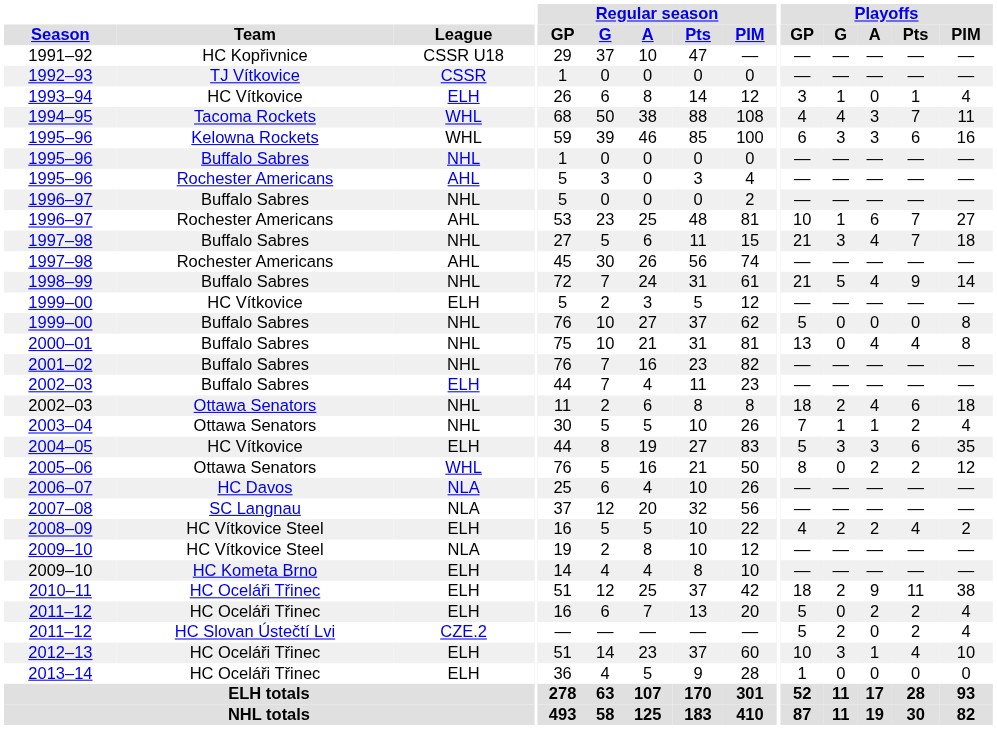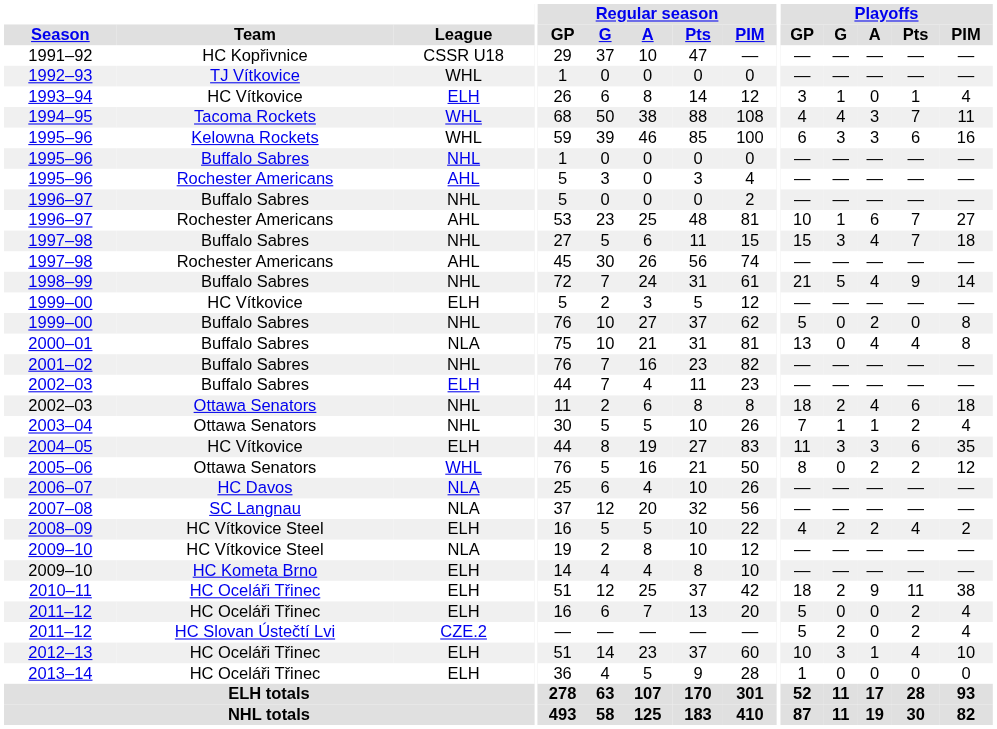(464, 76) CSSR -> (464, 76) WHL
(802, 240) 21 -> (802, 240) 15
(875, 323) 0 -> (875, 323) 2
(464, 343) NHL -> (464, 343) NLA
(802, 446) 5 -> (802, 446) 11
(875, 611) 2 -> (875, 611) 0
